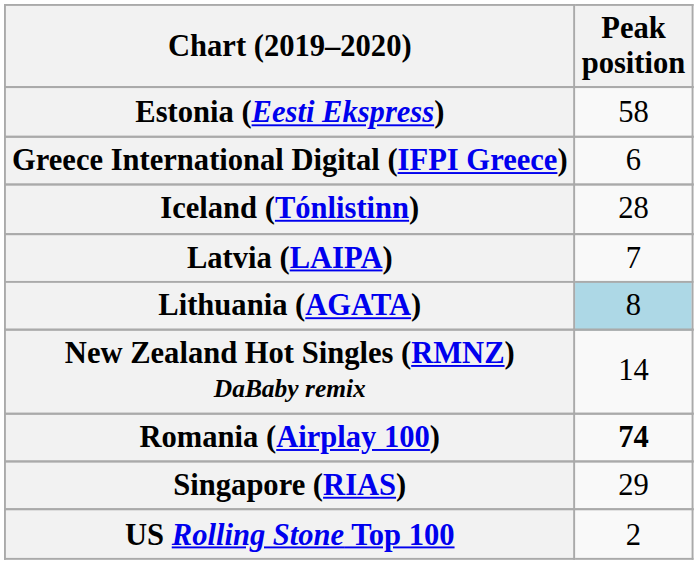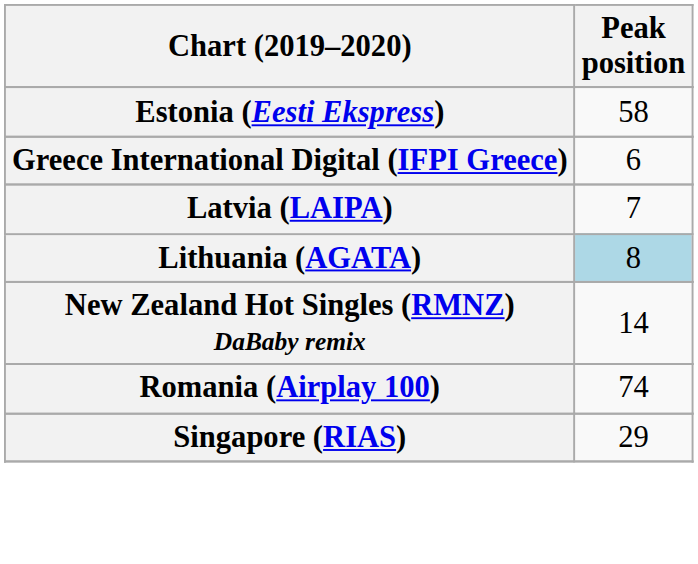- row: (290, 208)
(633, 436) bold -> (633, 388) normal
- row: (290, 533)
